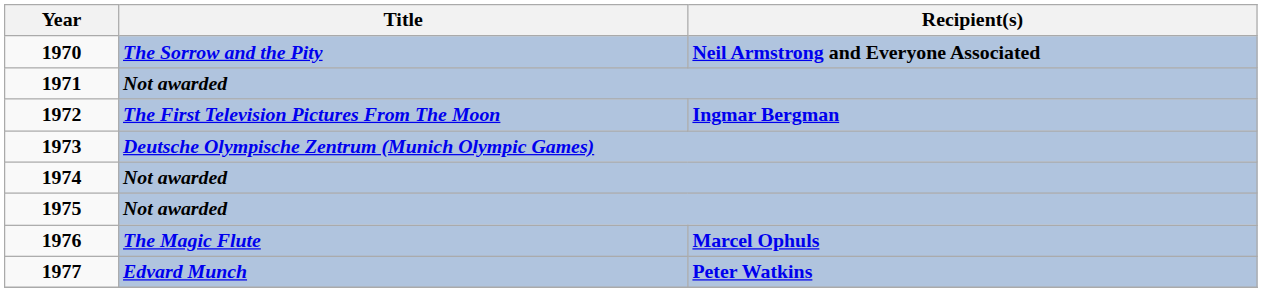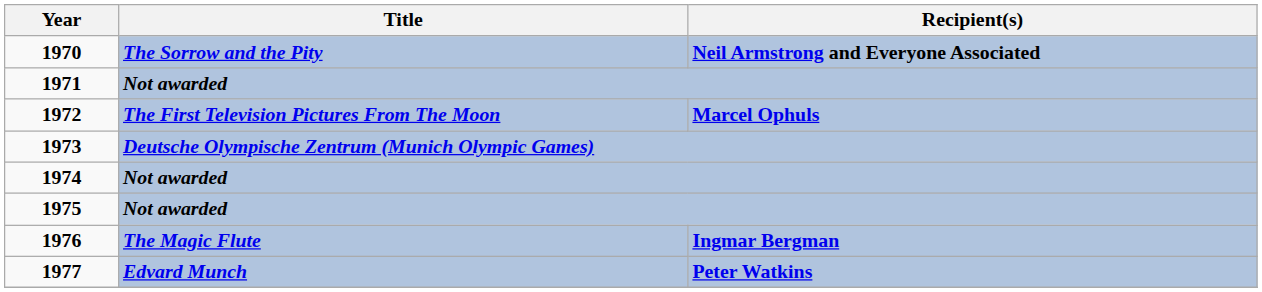(766, 114) Ingmar Bergman -> (756, 114) Marcel Ophuls
(756, 240) Marcel Ophuls -> (766, 240) Ingmar Bergman
